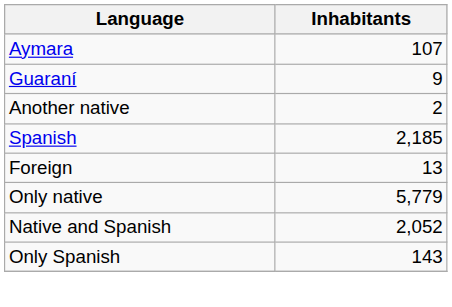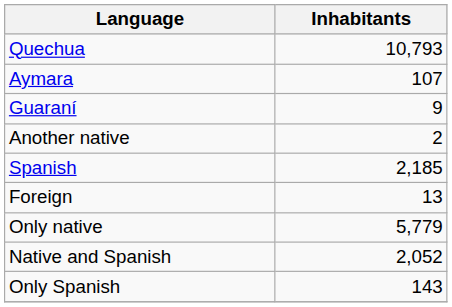+ row: (47, 49)
